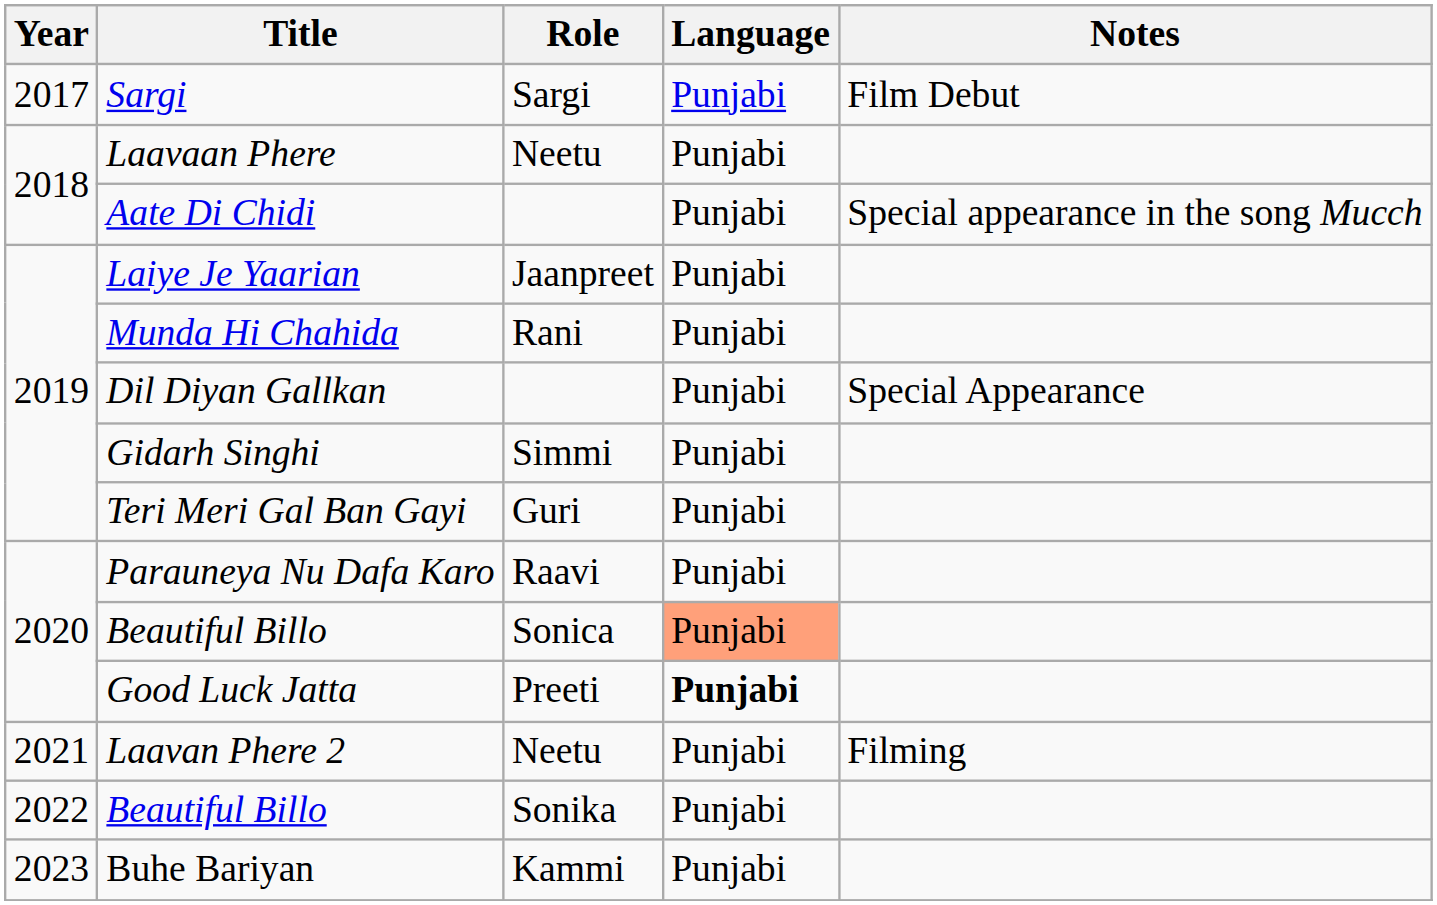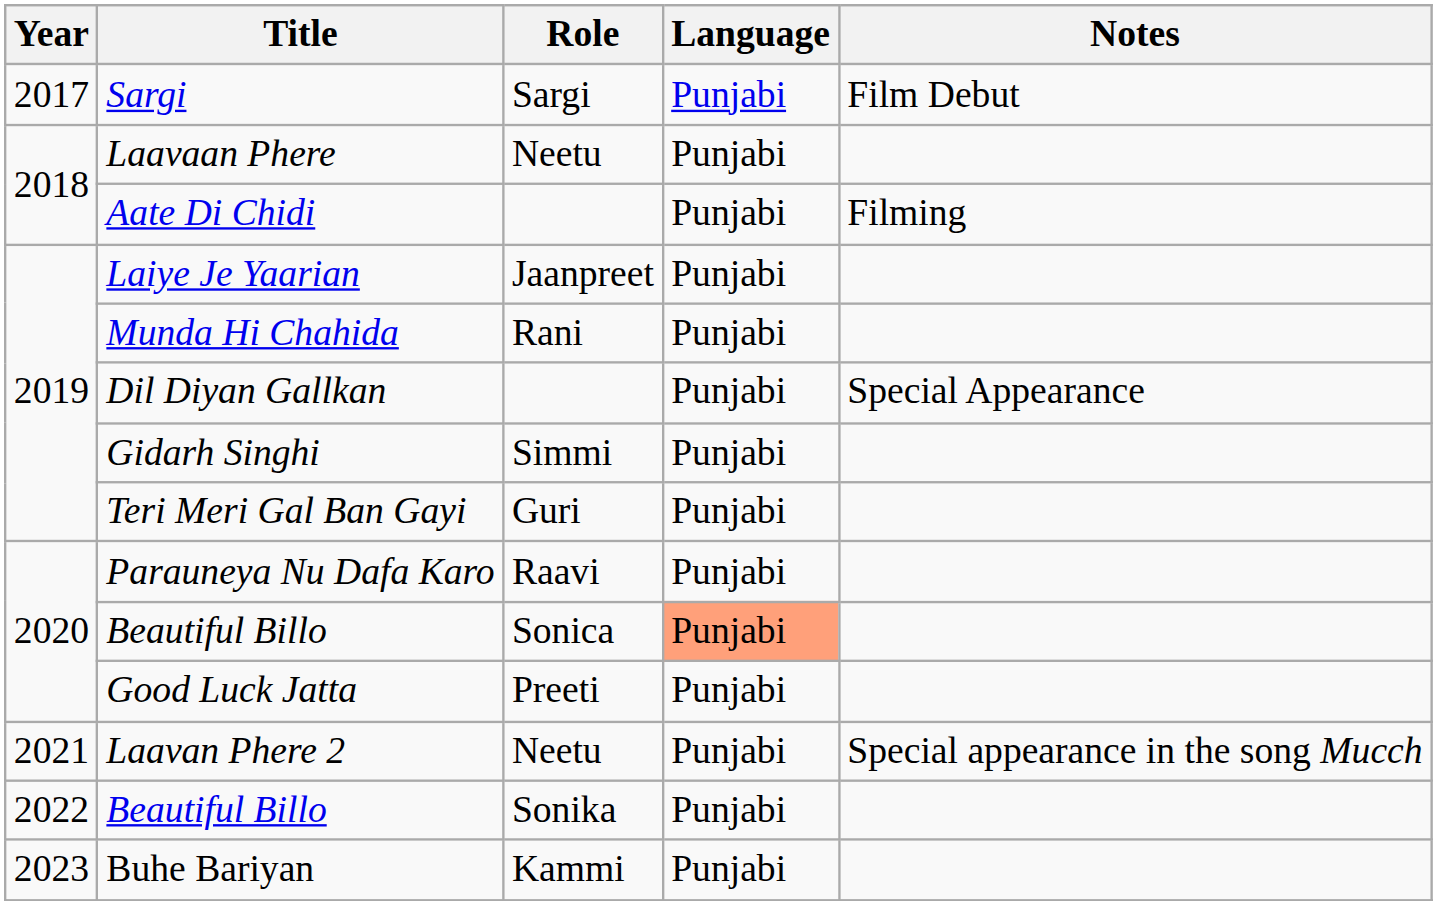(1135, 213) Special appearance in the song Mucch -> (907, 213) Filming
(735, 690) bold -> (729, 690) normal
(907, 749) Filming -> (1135, 749) Special appearance in the song Mucch
